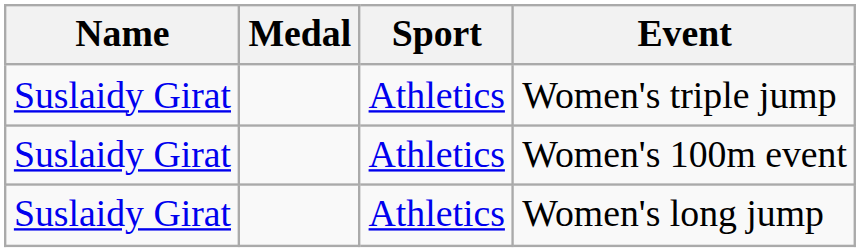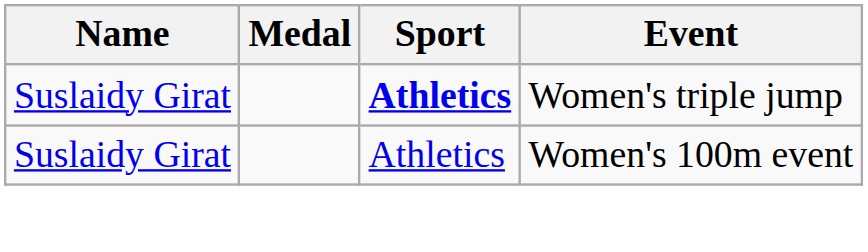(437, 94) normal -> (440, 94) bold
- row: (673, 214)
